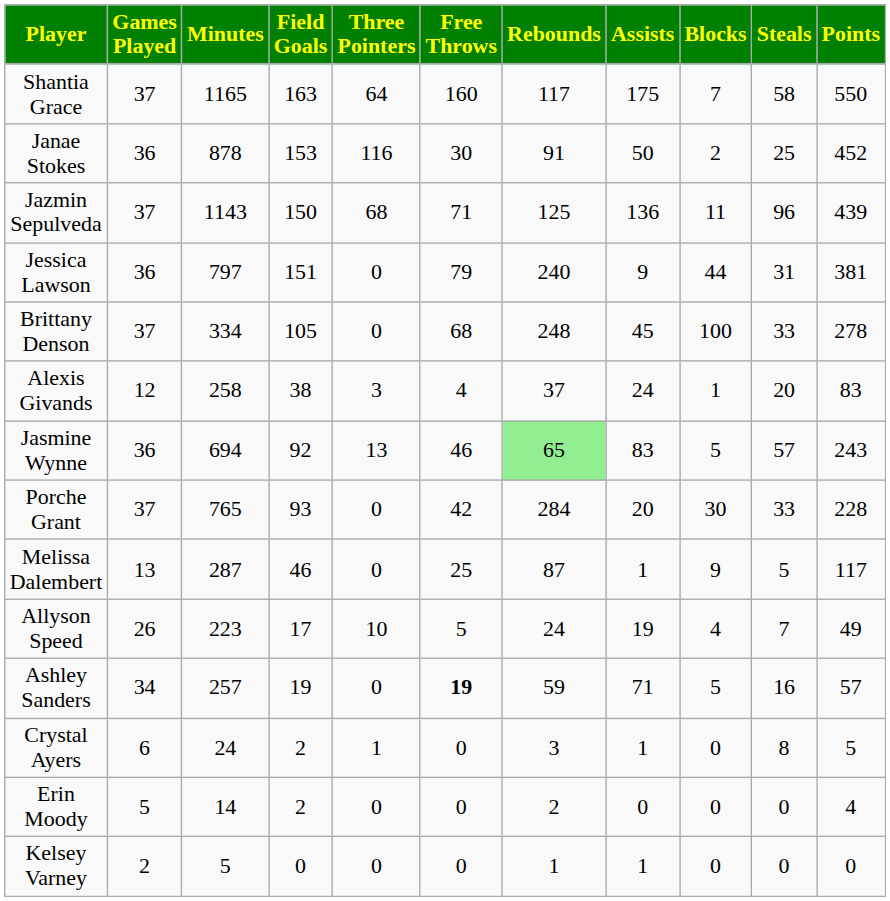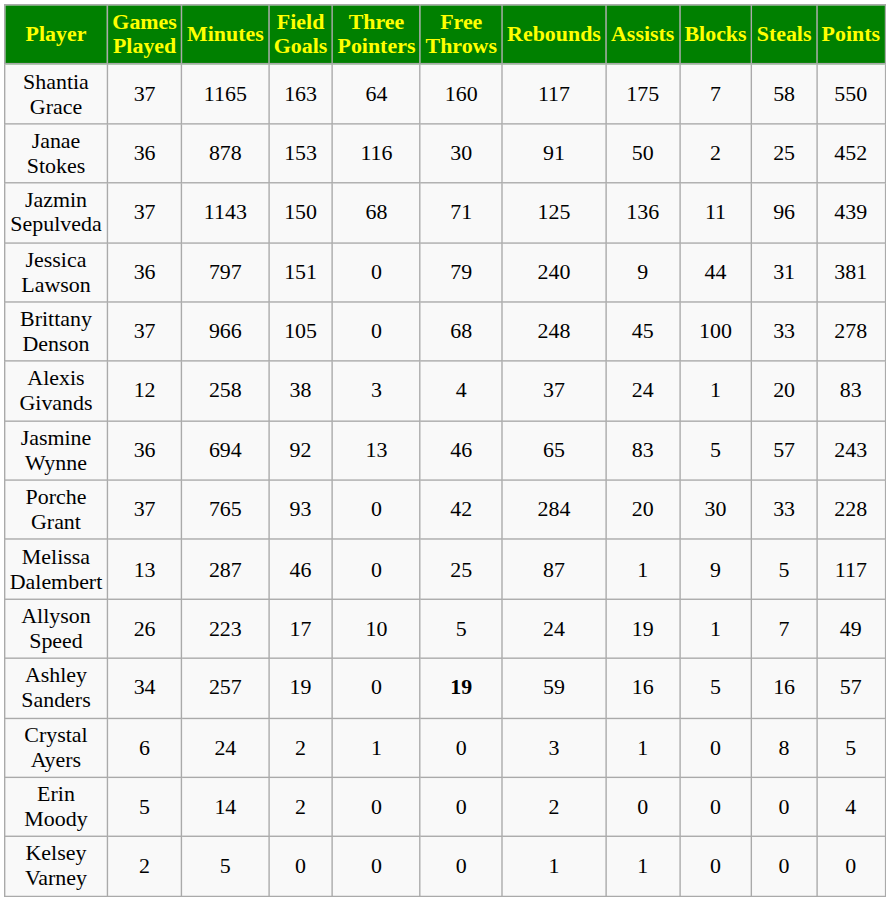(225, 331) 334 -> (225, 331) 966
(554, 450) lightgreen background -> (554, 450) no background
(716, 628) 4 -> (716, 628) 1
(643, 687) 71 -> (643, 687) 16
